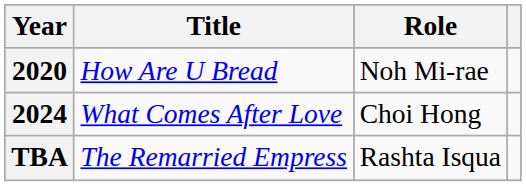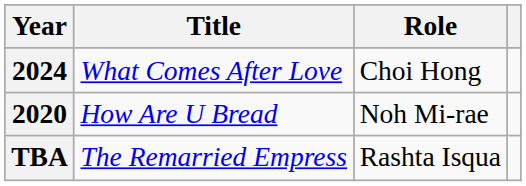rows swapped: (40, 69) <-> (40, 113)
